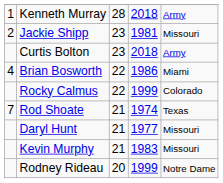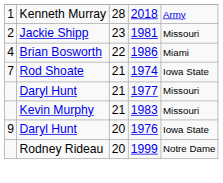- row: (54, 52)
- row: (59, 91)
(176, 110) Texas -> (186, 72) Iowa State
+ row: (48, 129)
